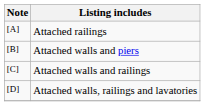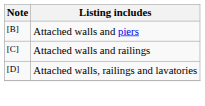- row: (70, 31)
